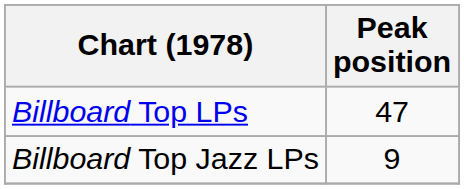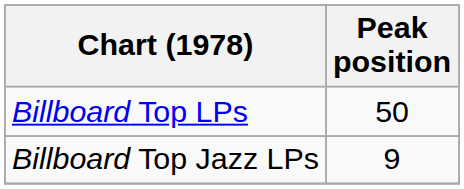(392, 111) 47 -> (392, 111) 50
